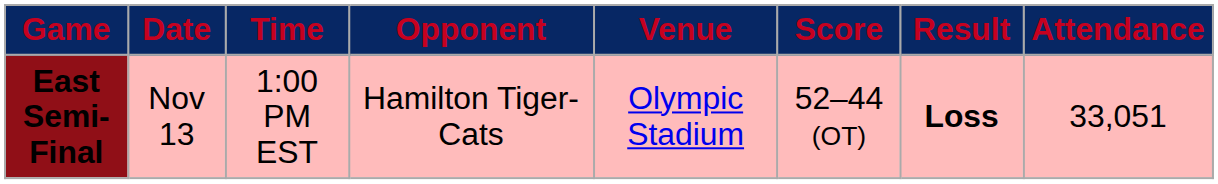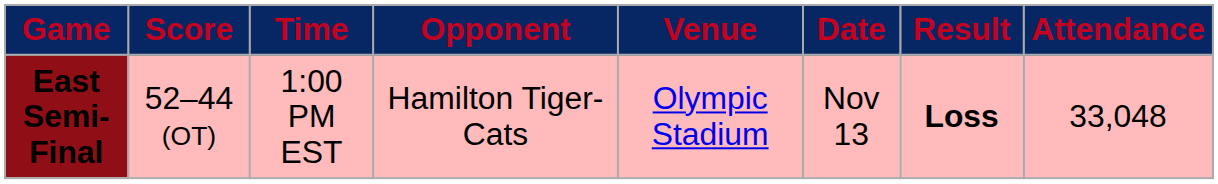columns swapped: (177, 29) <-> (839, 29)
(1118, 116) 33,051 -> (1118, 116) 33,048
